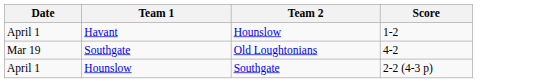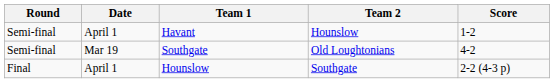+ column: (43, 13)
